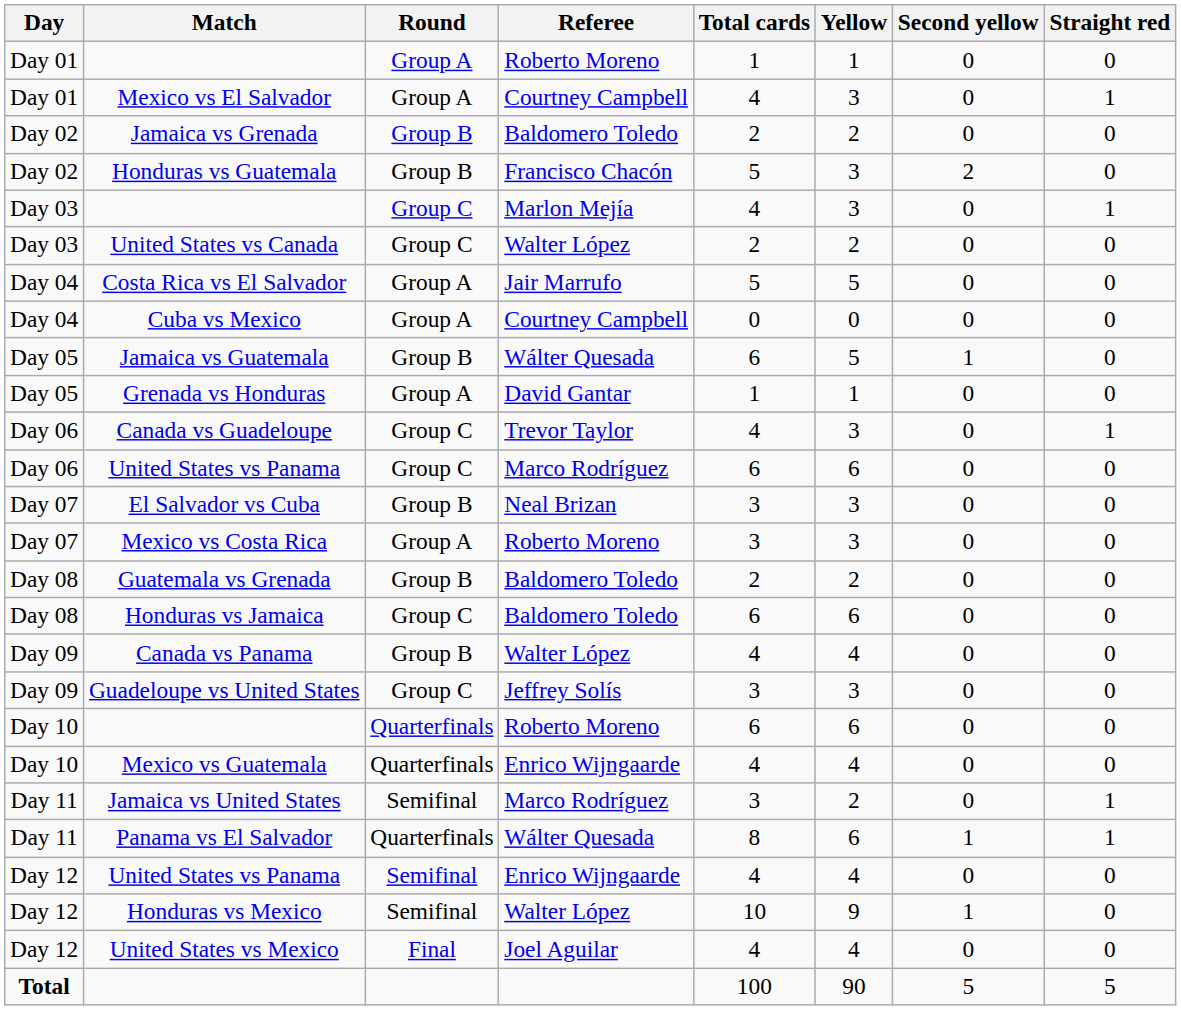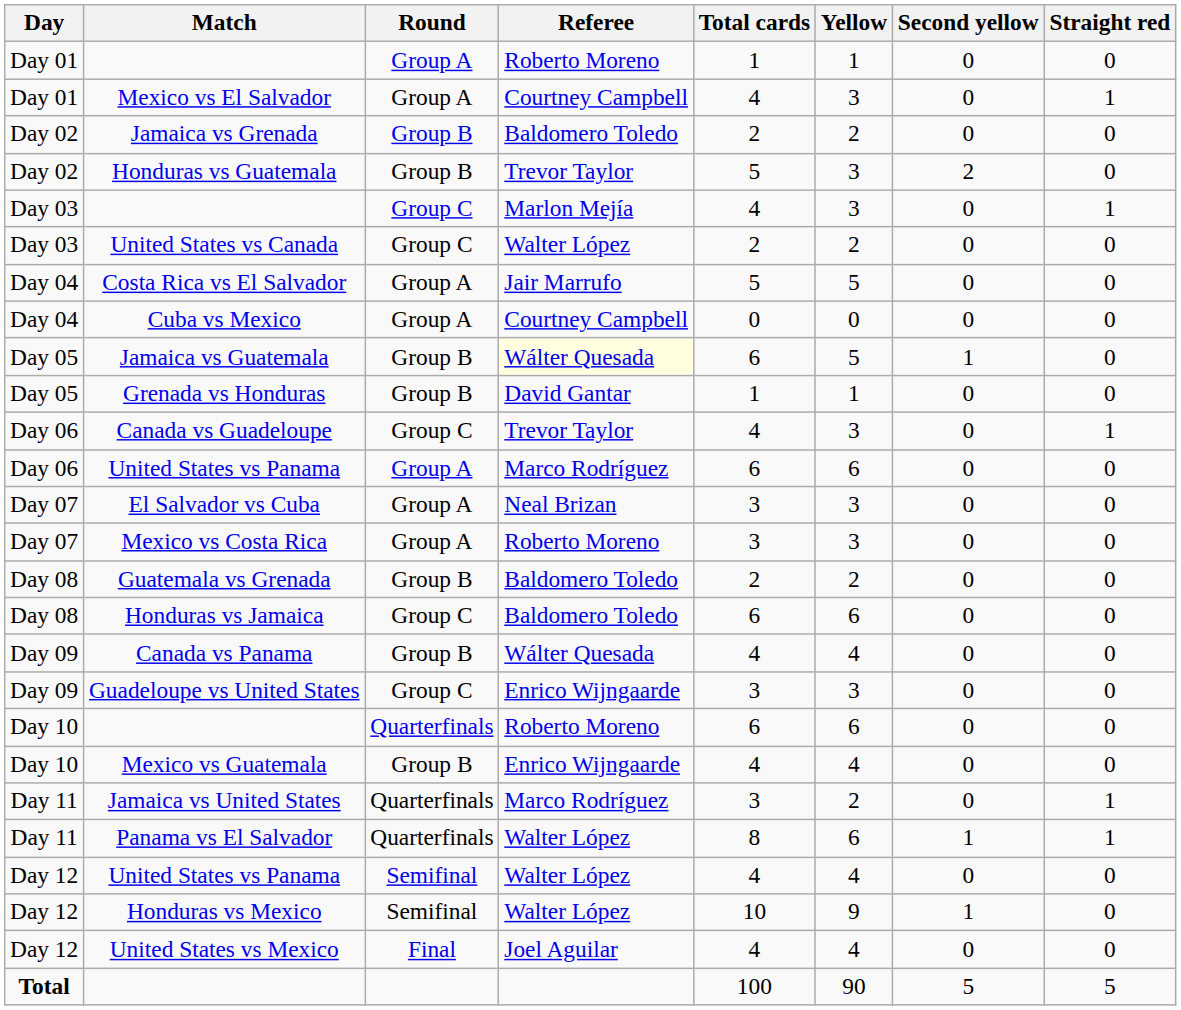(588, 171) Francisco Chacón -> (569, 171) Trevor Taylor
(579, 356) no background -> (579, 356) lightyellow background
(432, 393) Group A -> (432, 393) Group B
(432, 467) Group C -> (432, 467) Group A
(432, 504) Group B -> (432, 504) Group A
(567, 652) Walter López -> (579, 652) Wálter Quesada
(563, 689) Jeffrey Solís -> (592, 689) Enrico Wijngaarde
(432, 763) Quarterfinals -> (432, 763) Group B
(432, 801) Semifinal -> (432, 801) Quarterfinals
(579, 838) Wálter Quesada -> (567, 838) Walter López
(592, 875) Enrico Wijngaarde -> (567, 875) Walter López
